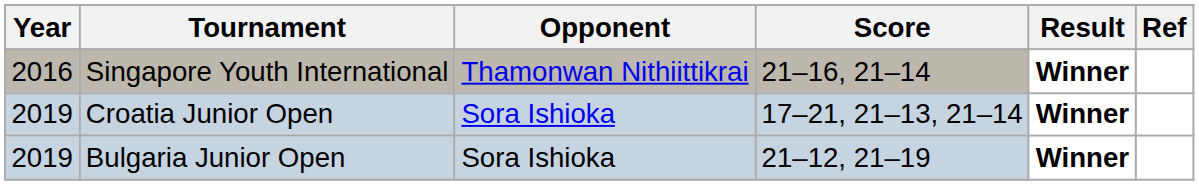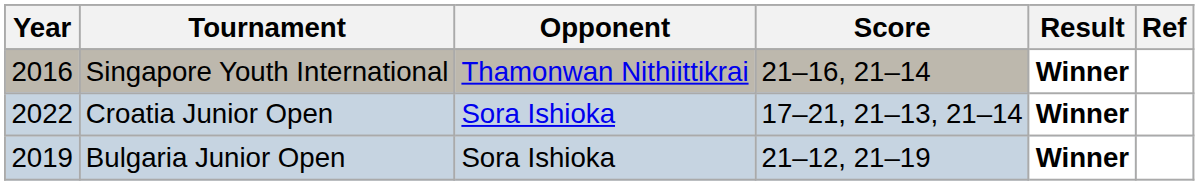(42, 115) 2019 -> (42, 115) 2022
